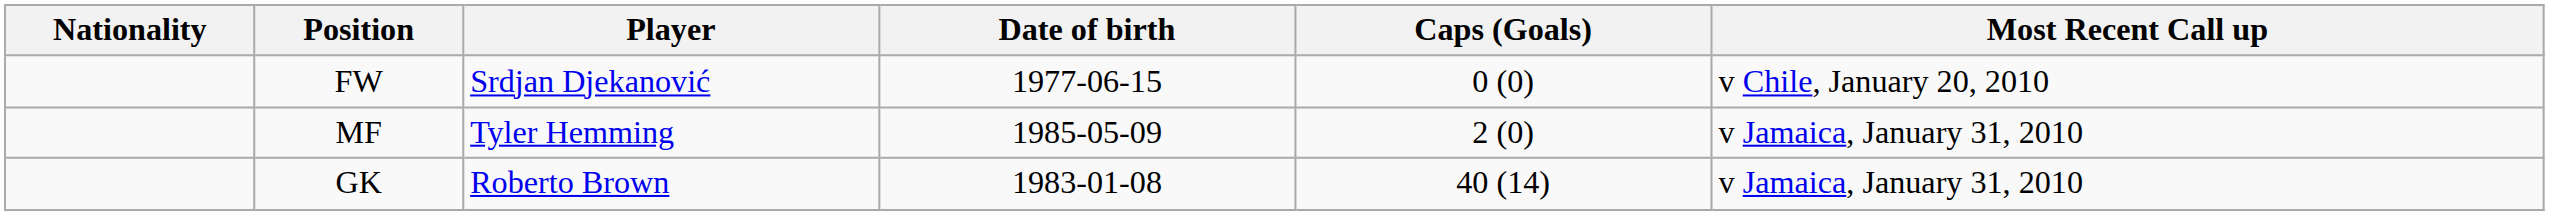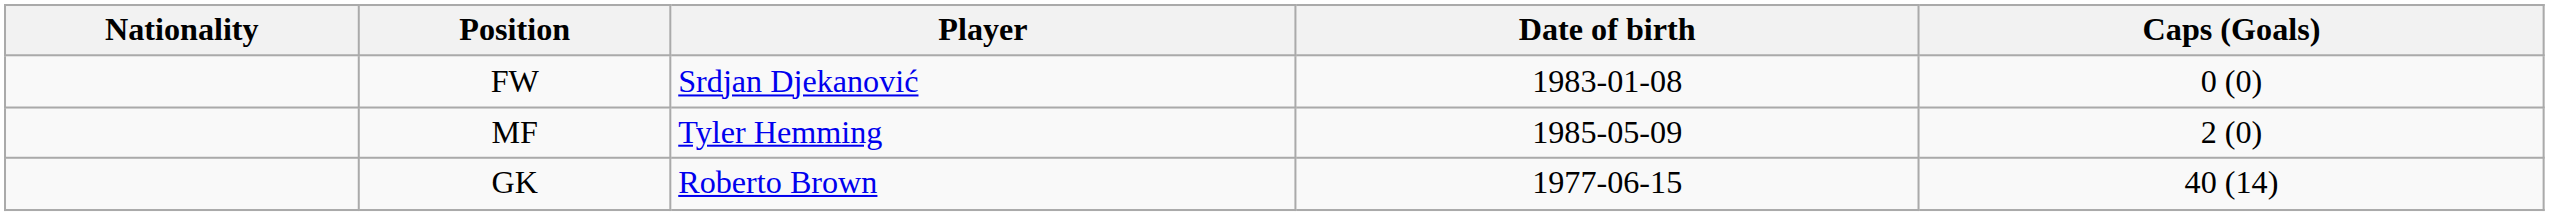- column: (2127, 30)
(1087, 81) 1977-06-15 -> (1607, 81) 1983-01-08
(1087, 183) 1983-01-08 -> (1607, 183) 1977-06-15
